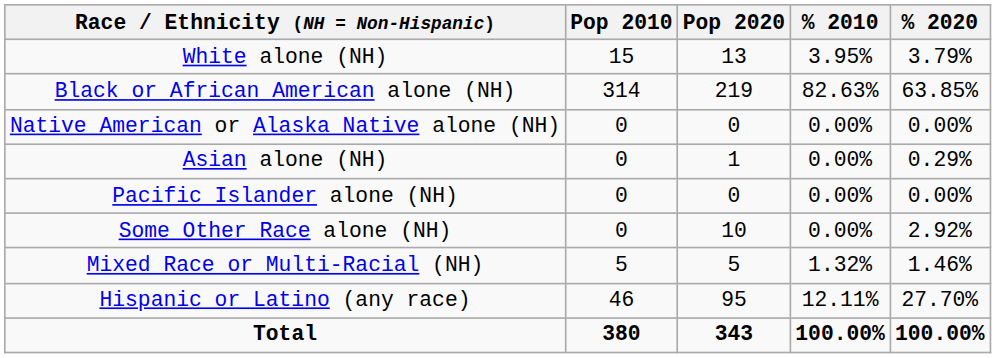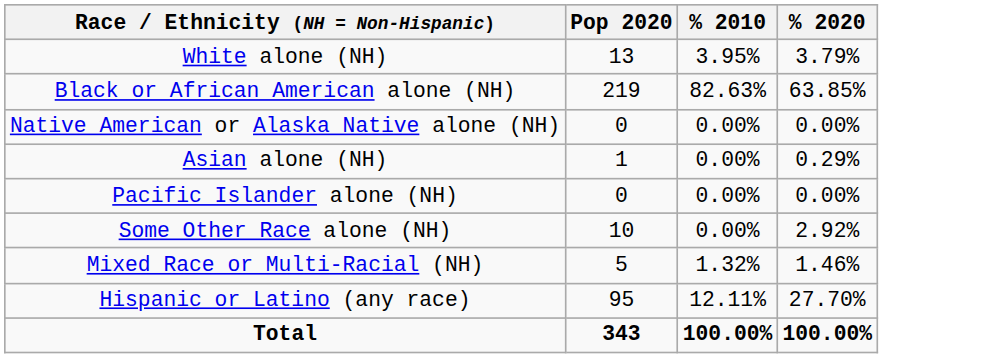- column: (621, 22)
